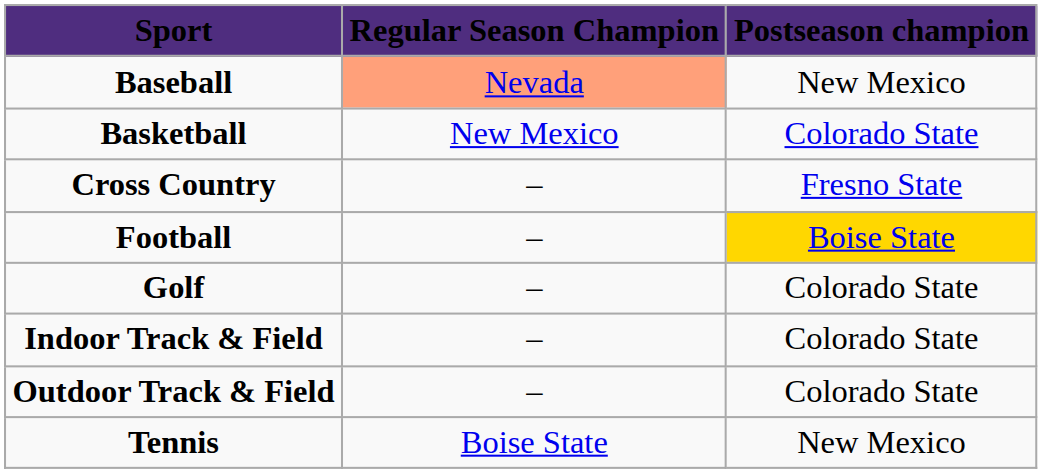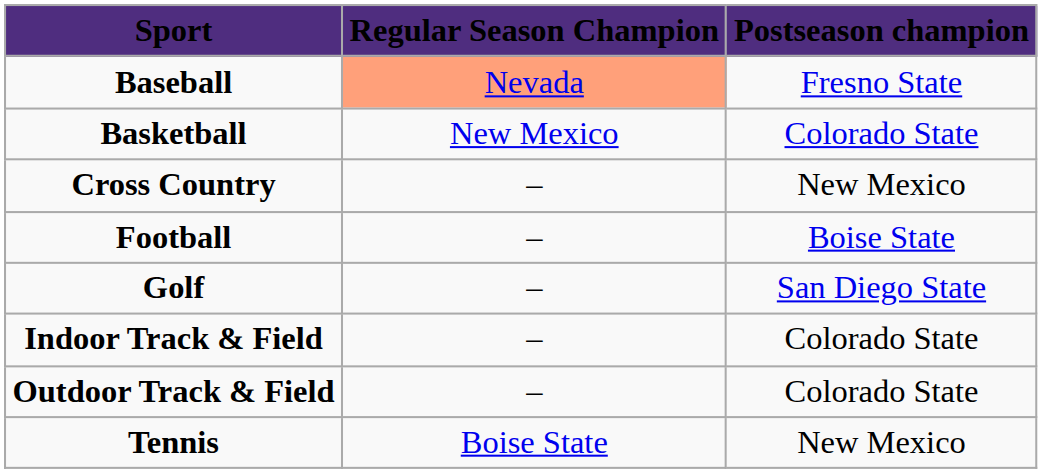(881, 81) New Mexico -> (881, 81) Fresno State
(881, 184) Fresno State -> (881, 184) New Mexico
(881, 236) gold background -> (881, 236) no background
(881, 287) Colorado State -> (881, 287) San Diego State
